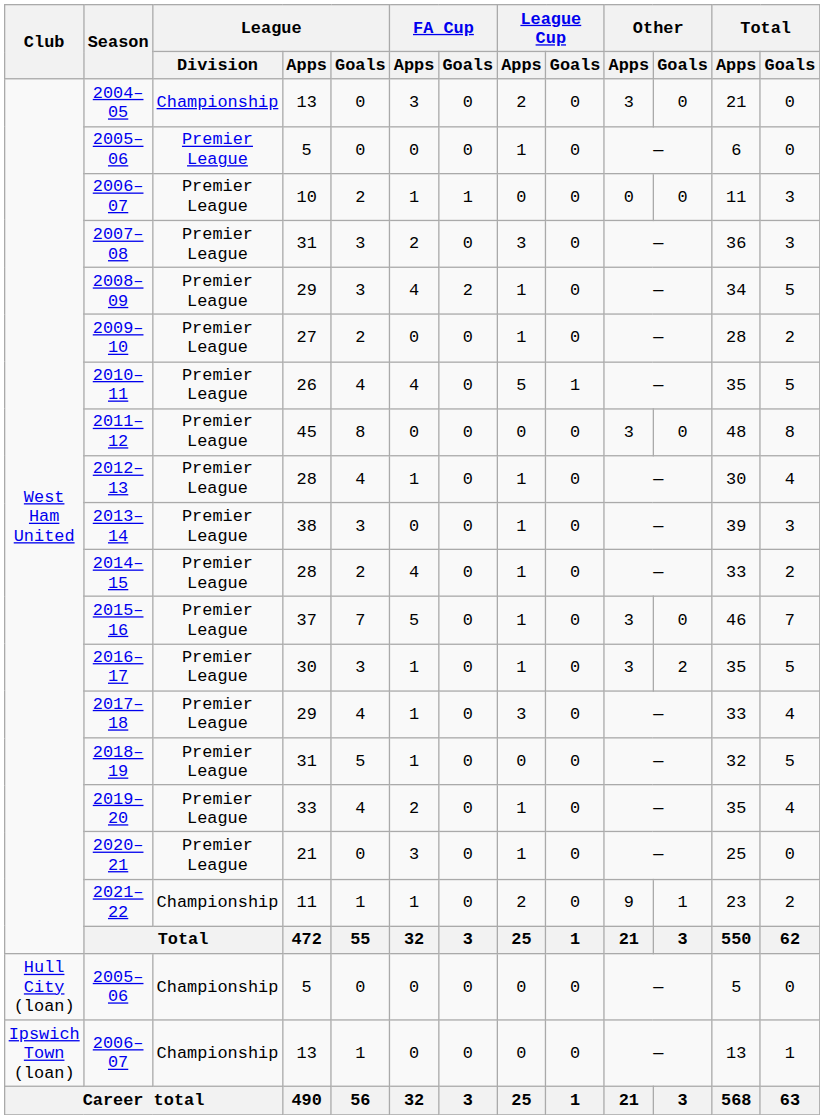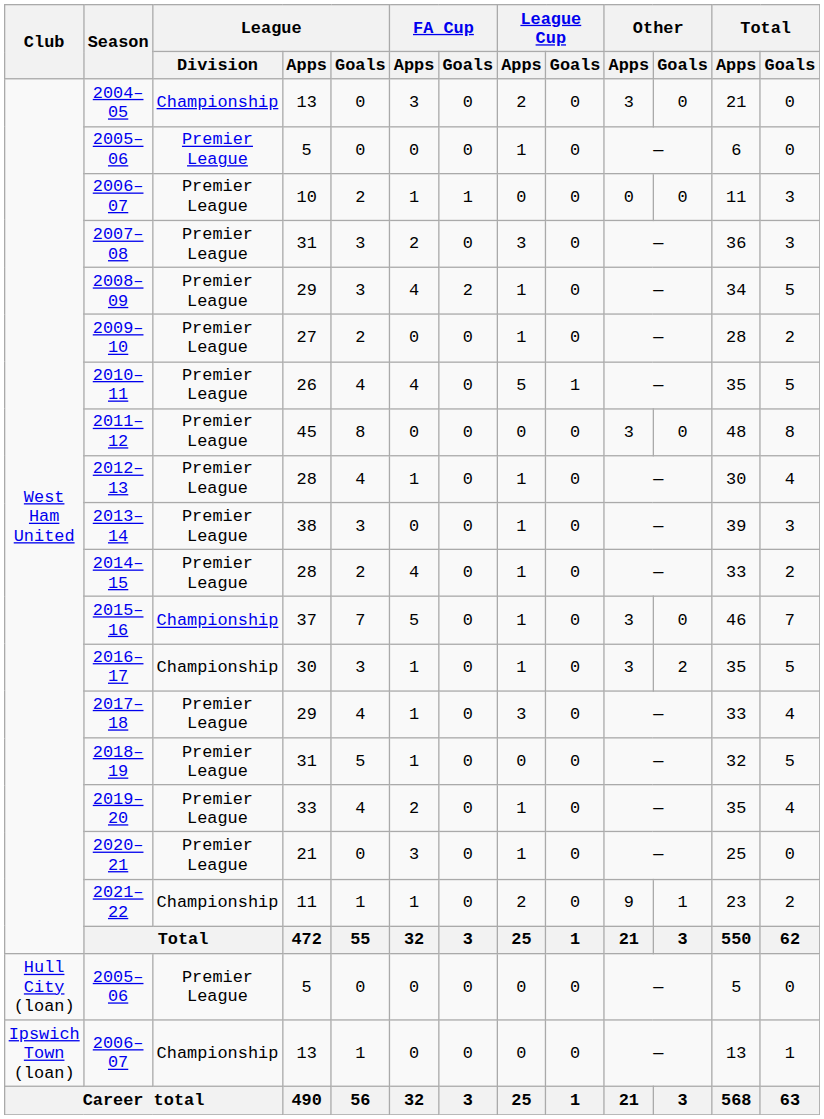(217, 620) Premier League -> (217, 620) Championship
(217, 667) Premier League -> (217, 667) Championship
(217, 987) Championship -> (217, 987) Premier League
